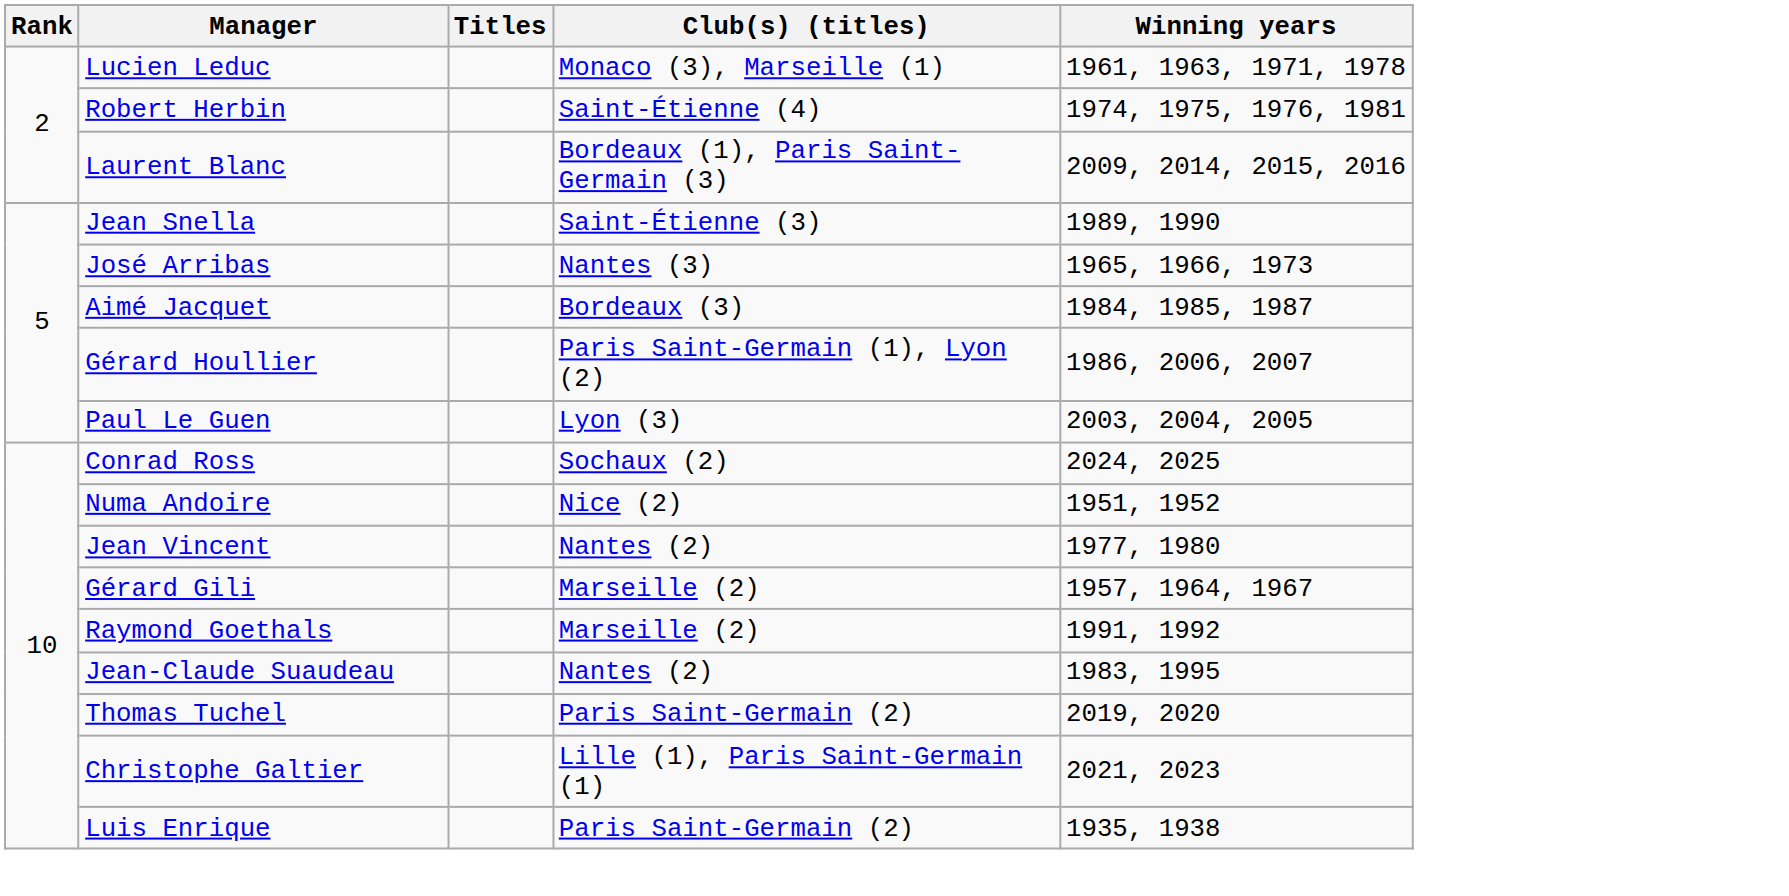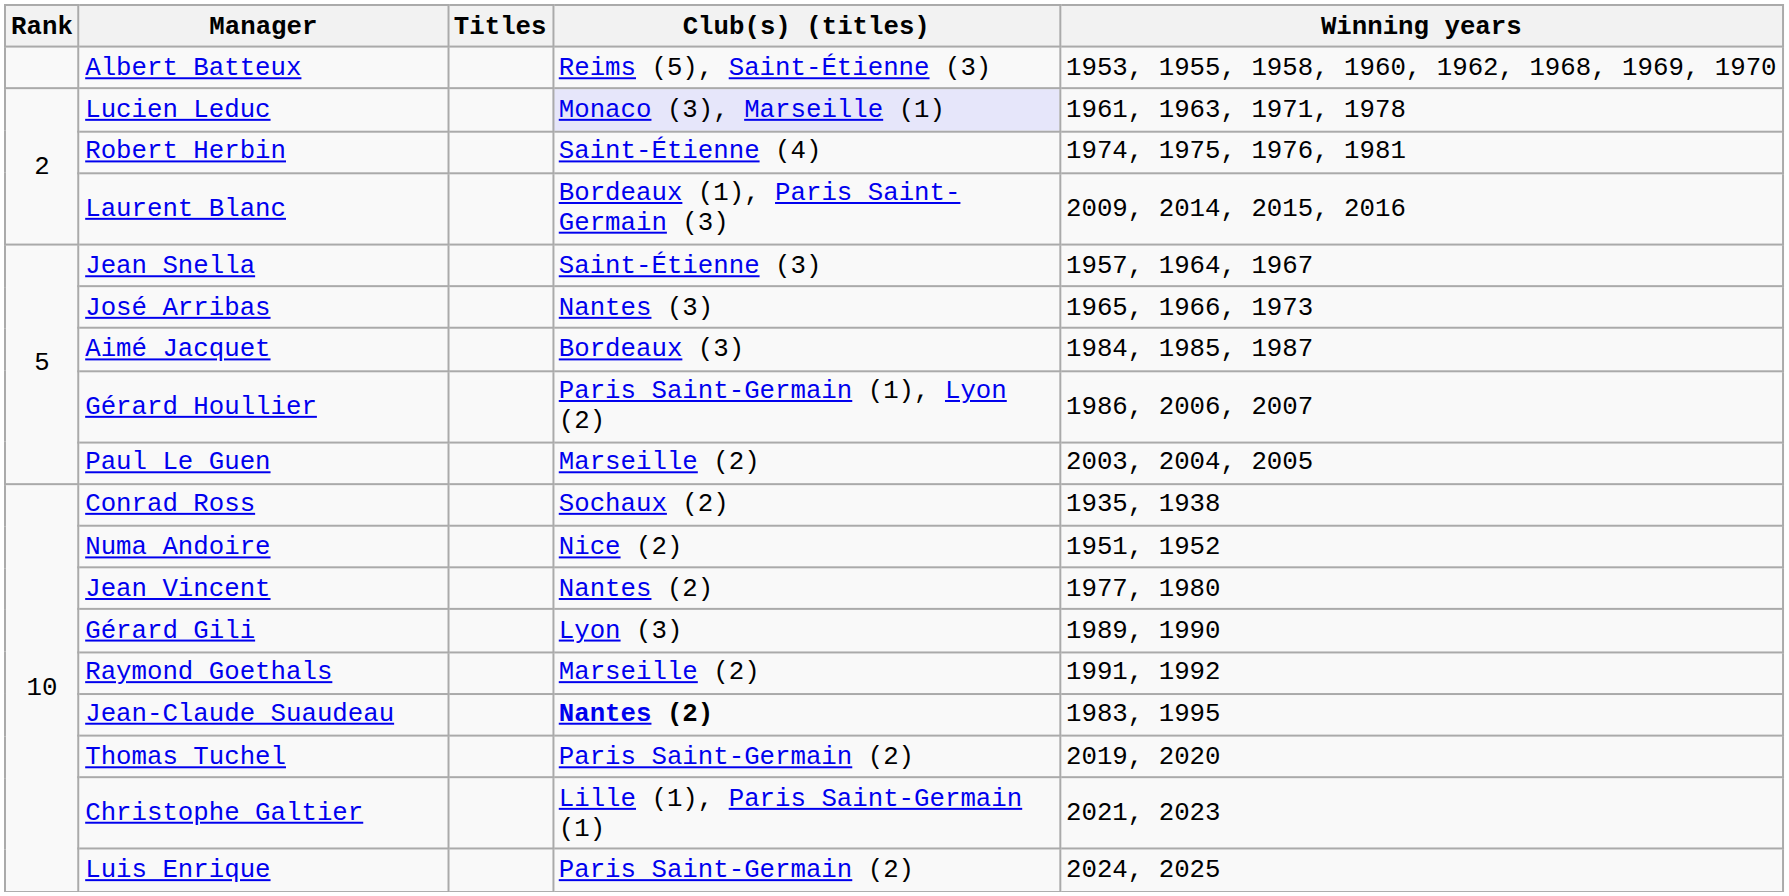+ row: (193, 68)
(752, 68) no background -> (752, 110) lavender background
(1143, 223) 1989, 1990 -> (1190, 265) 1957, 1964, 1967
(621, 421) Lyon (3) -> (659, 463) Marseille (2)
(1143, 463) 2024, 2025 -> (1143, 505) 1935, 1938
(659, 589) Marseille (2) -> (621, 631) Lyon (3)
(1190, 589) 1957, 1964, 1967 -> (1143, 631) 1989, 1990
(636, 673) normal -> (636, 715) bold
(1143, 828) 1935, 1938 -> (1143, 870) 2024, 2025
